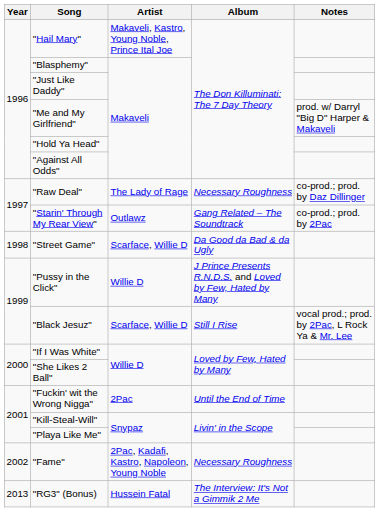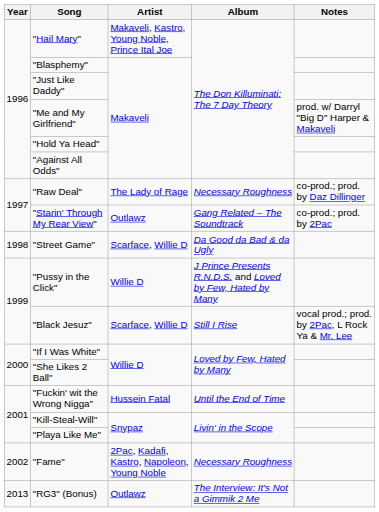(122, 399) 2Pac -> (140, 399) Hussein Fatal
(140, 493) Hussein Fatal -> (128, 493) Outlawz
